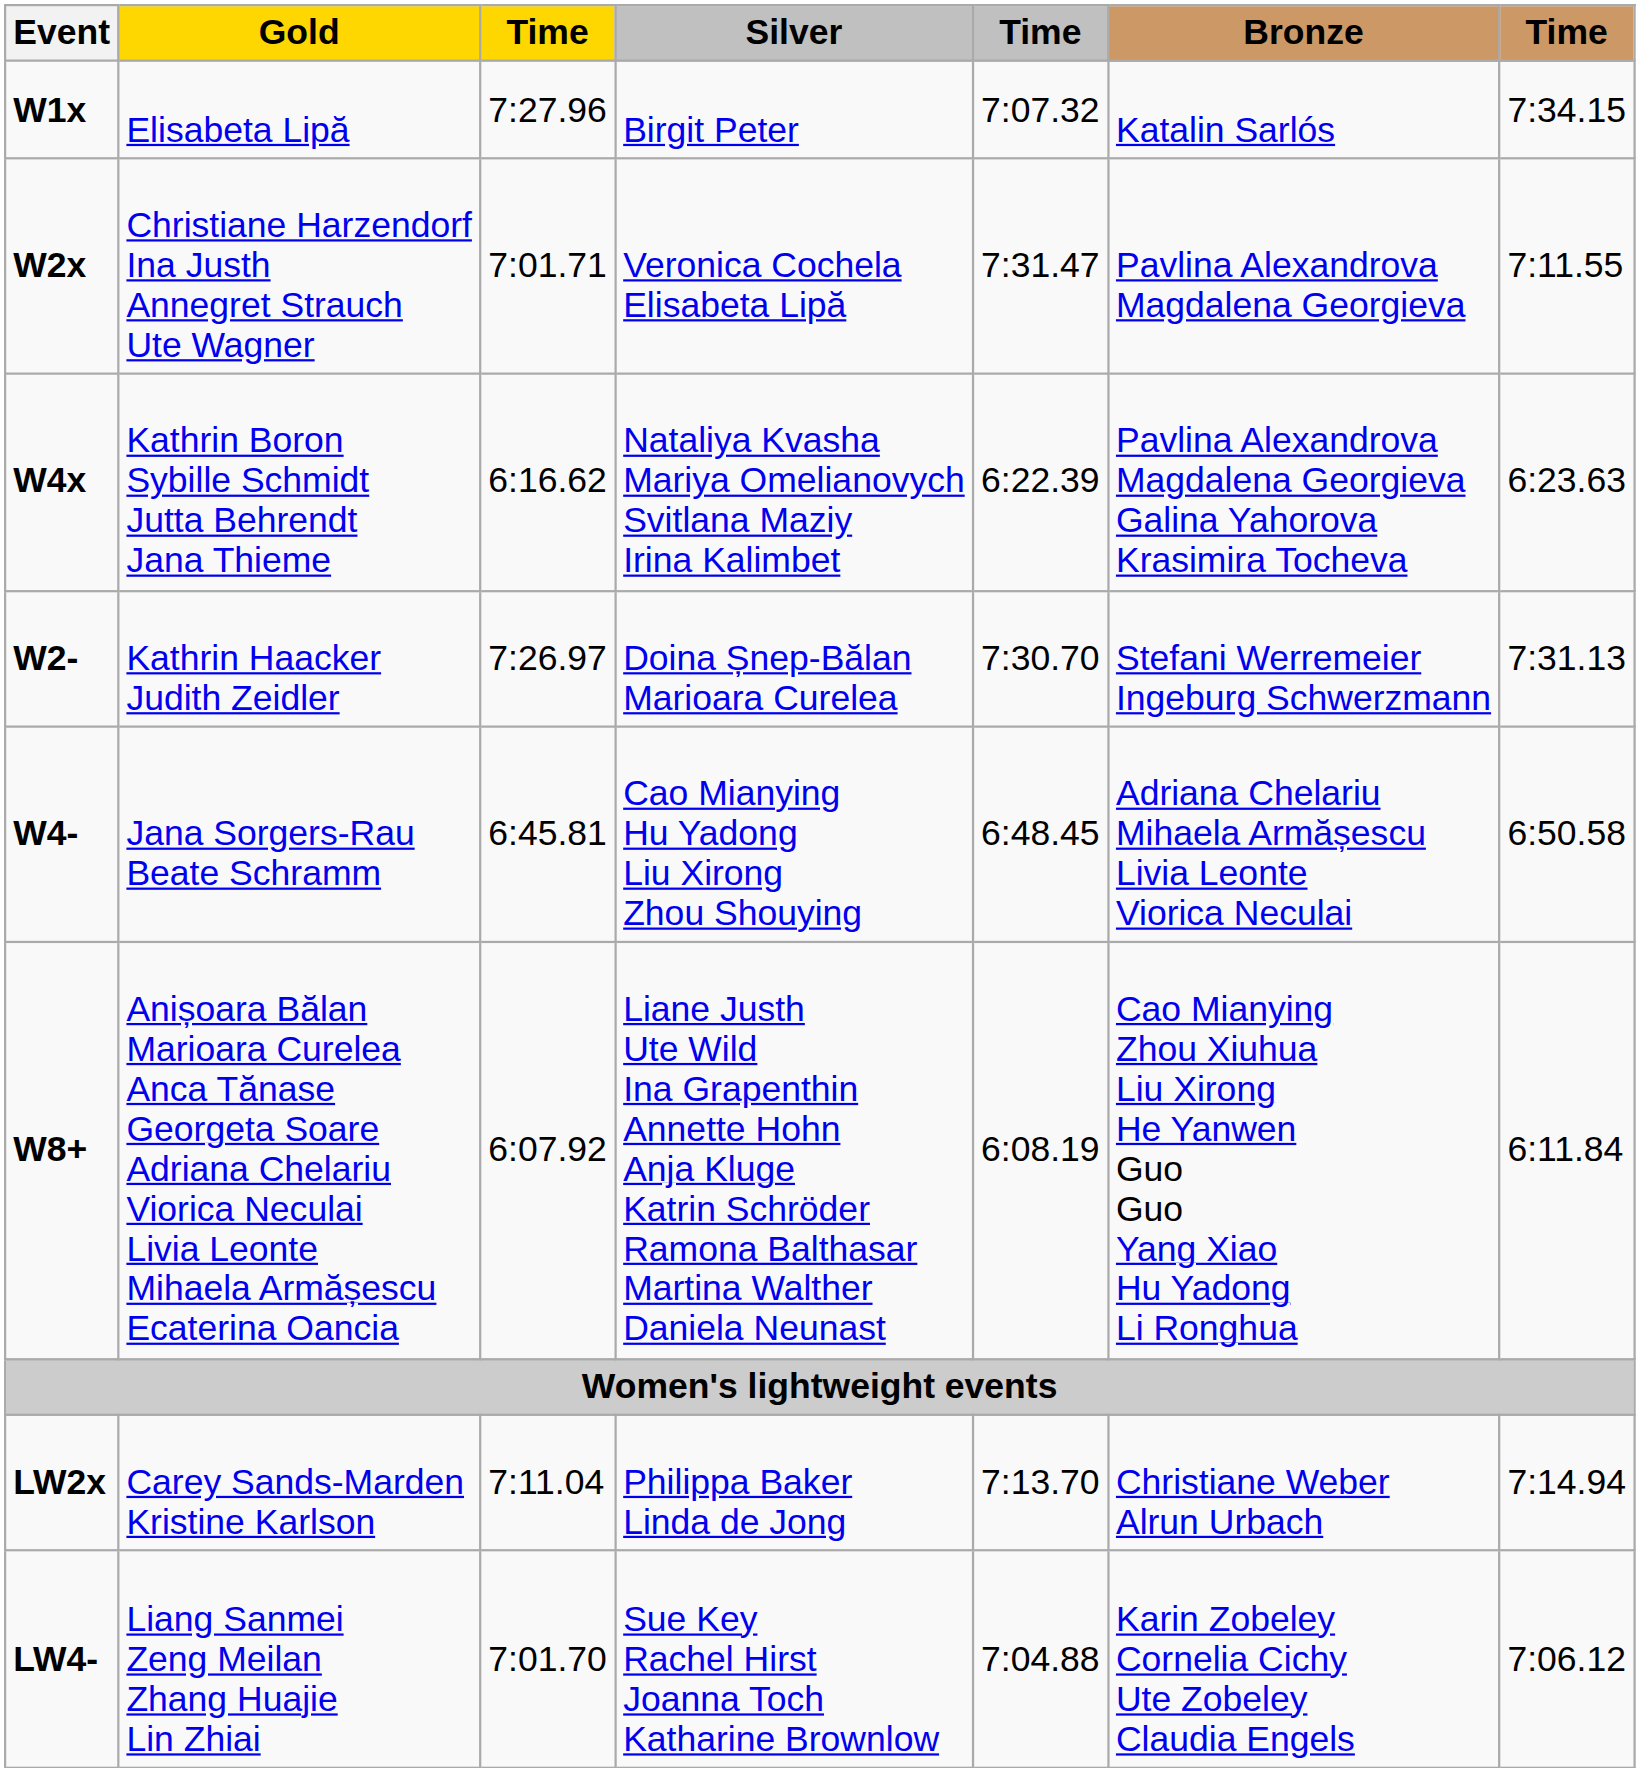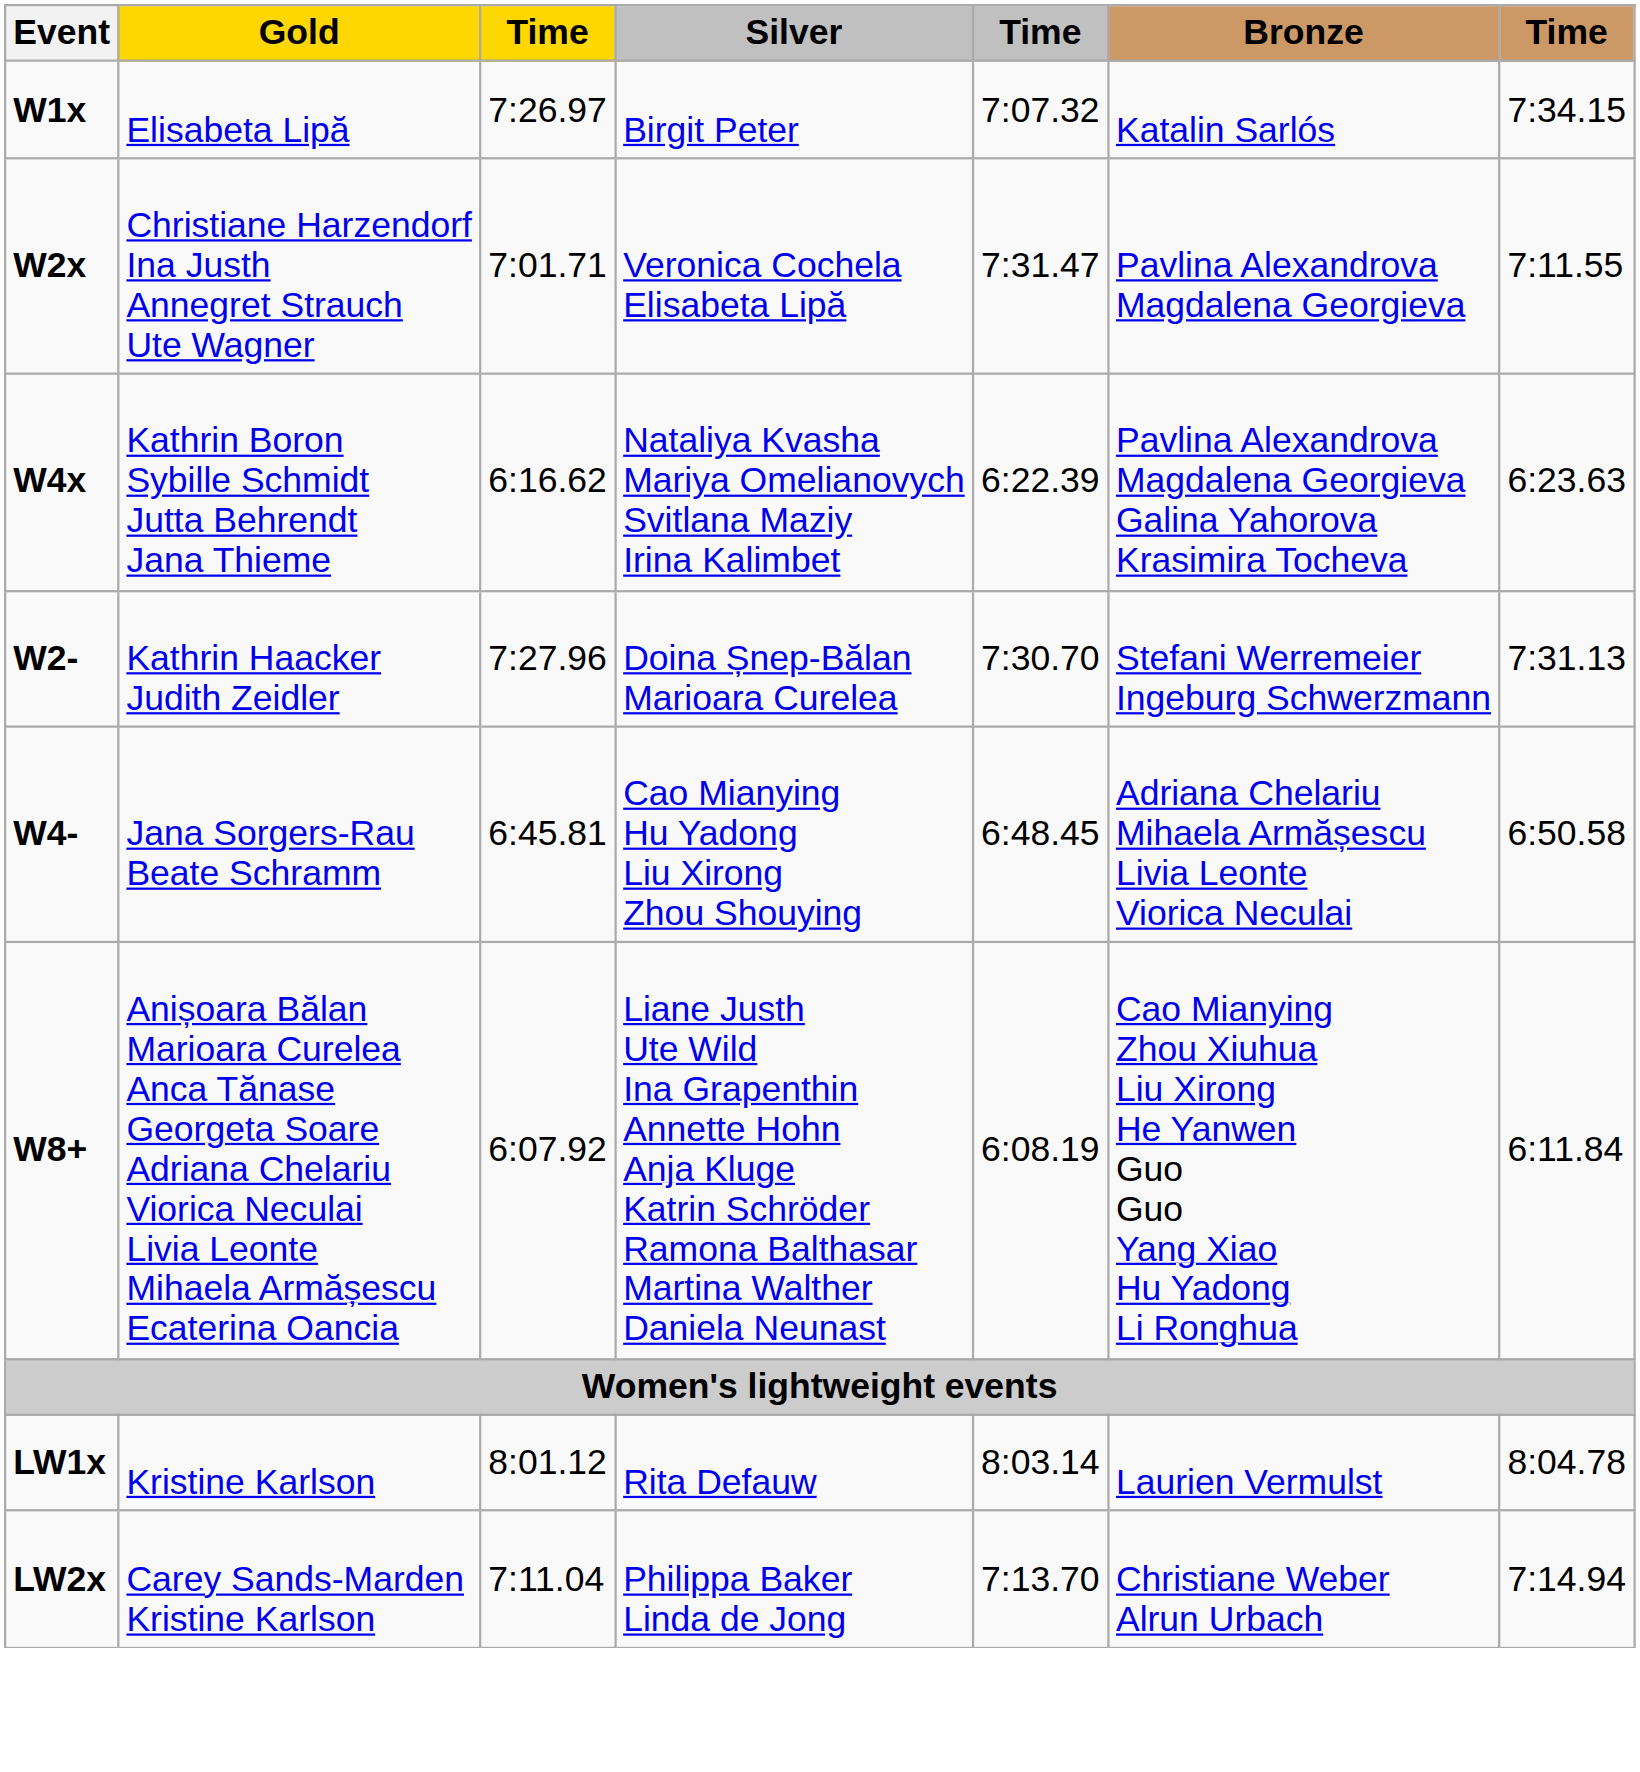(548, 108) 7:27.96 -> (548, 108) 7:26.97
(548, 657) 7:26.97 -> (548, 657) 7:27.96
+ row: (60, 1462)
- row: (56, 1658)
